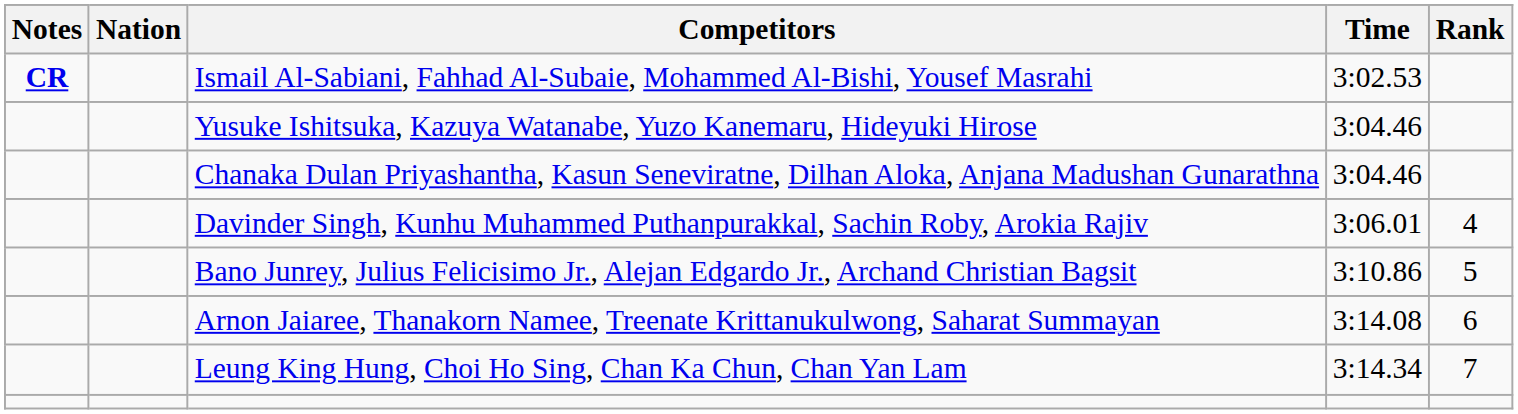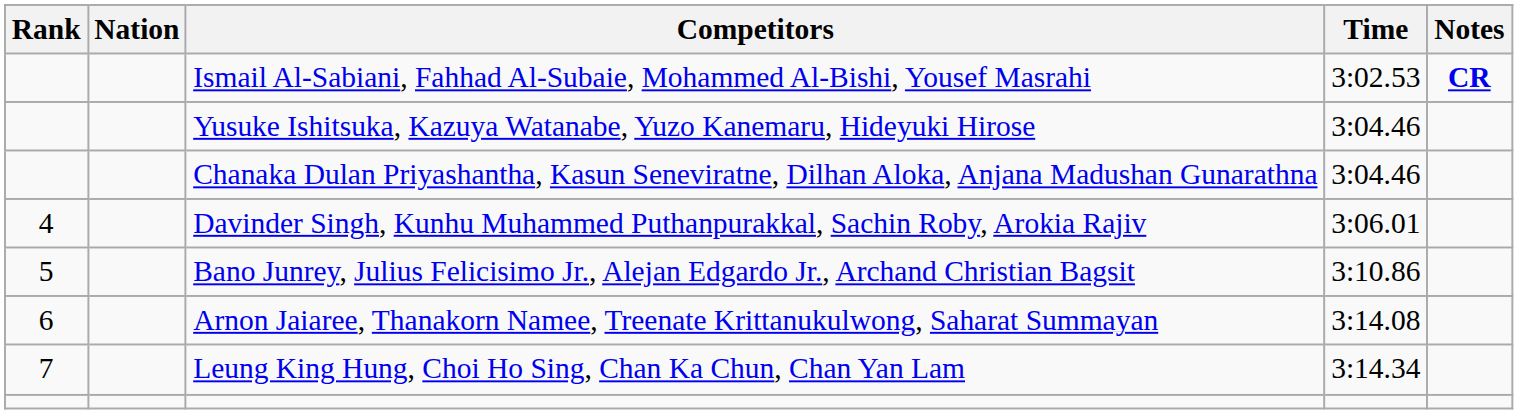columns swapped: (1470, 28) <-> (47, 28)
